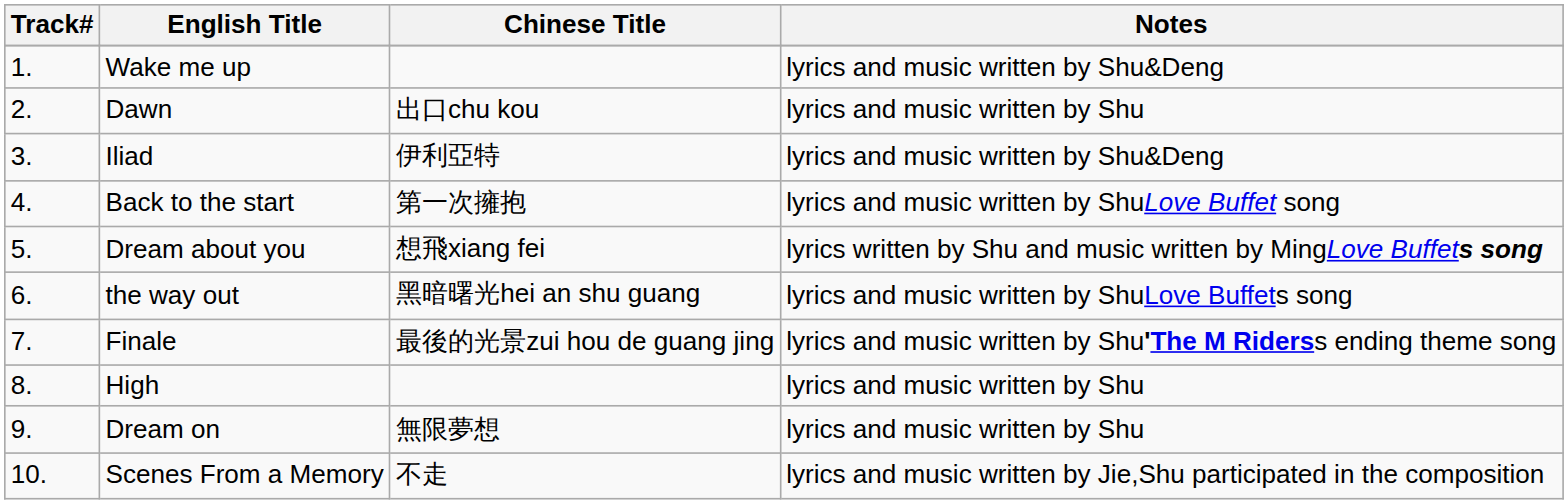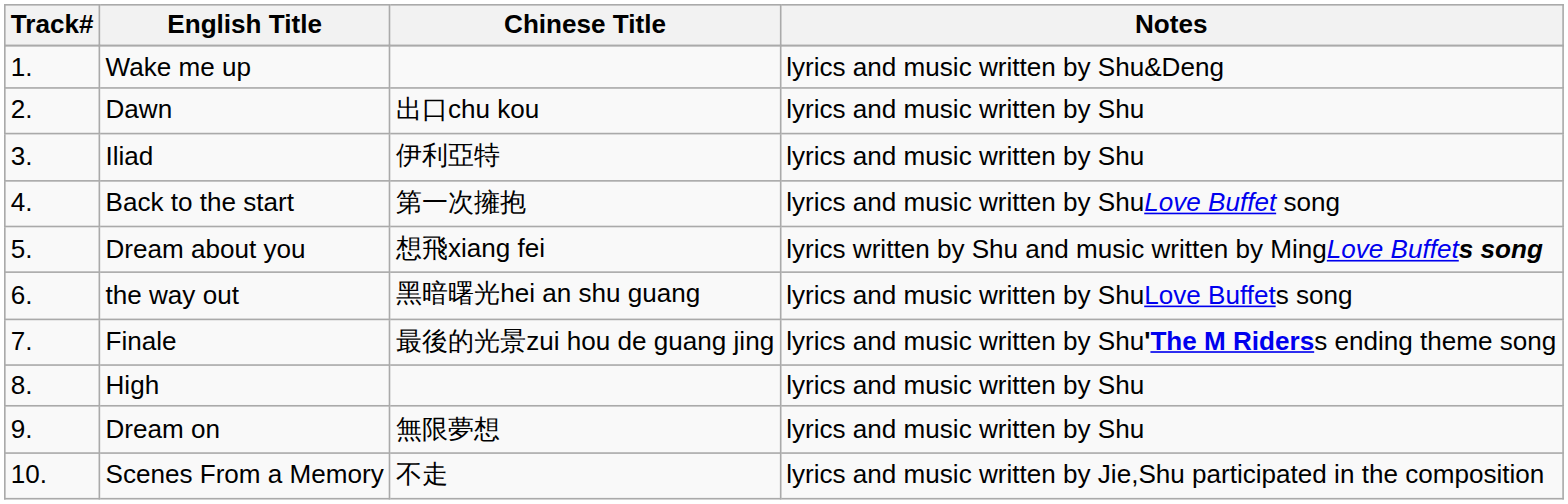(1005, 156) lyrics and music written by Shu&Deng -> (965, 156) lyrics and music written by Shu
